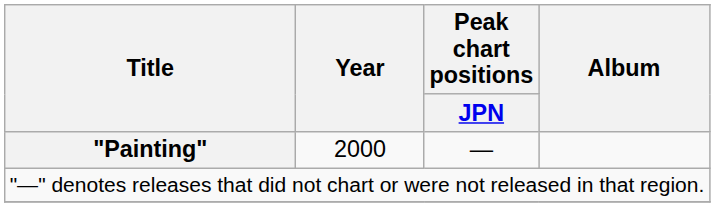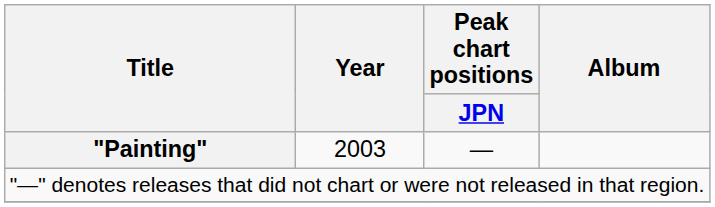(360, 149) 2000 -> (360, 149) 2003
